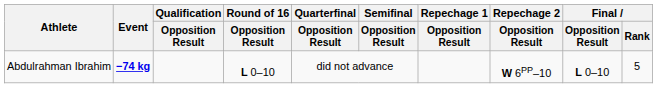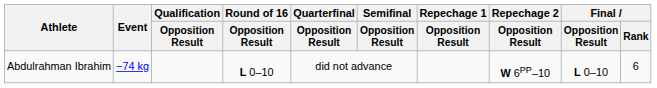(133, 66) bold -> (133, 66) normal
(637, 66) 5 -> (636, 66) 6
